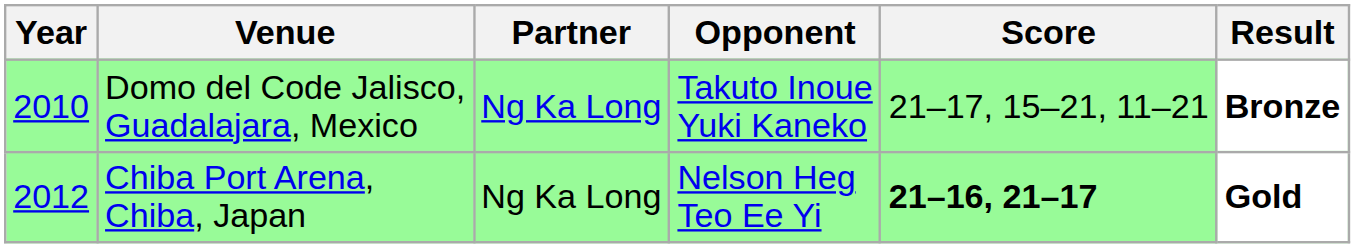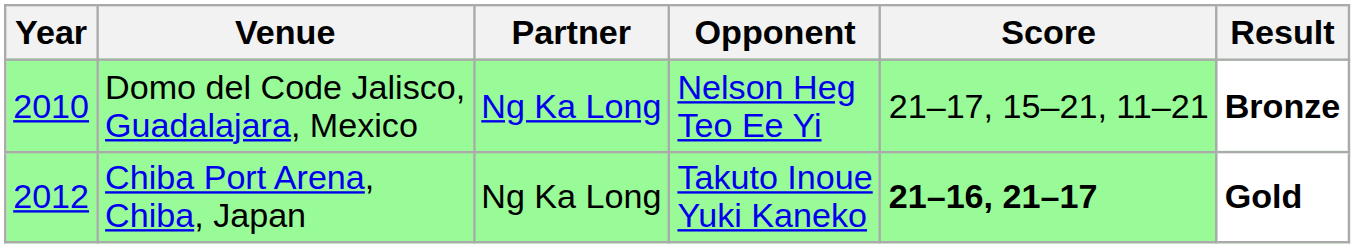(775, 105) Takuto Inoue Yuki Kaneko -> (767, 105) Nelson Heg Teo Ee Yi
(767, 197) Nelson Heg Teo Ee Yi -> (775, 197) Takuto Inoue Yuki Kaneko
